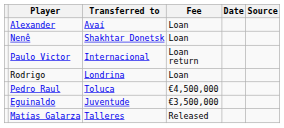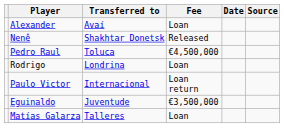(178, 38) Loan -> (188, 38) Released
rows swapped: (40, 57) <-> (35, 88)
(188, 116) Released -> (178, 116) Loan
